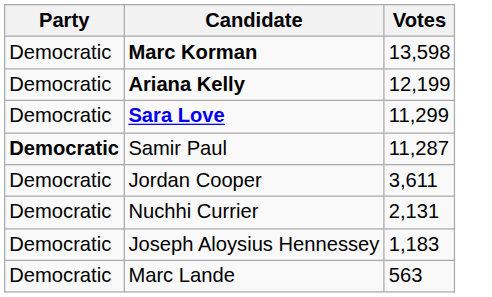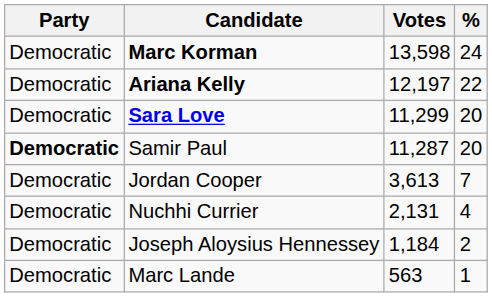+ column: (471, 20)
(420, 84) 12,199 -> (420, 84) 12,197
(413, 180) 3,611 -> (414, 180) 3,613
(414, 244) 1,183 -> (414, 244) 1,184
